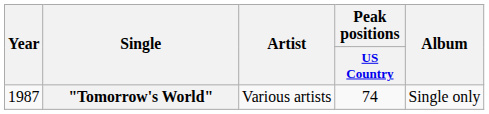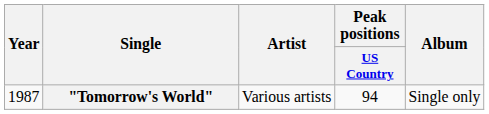(370, 96) 74 -> (370, 96) 94
